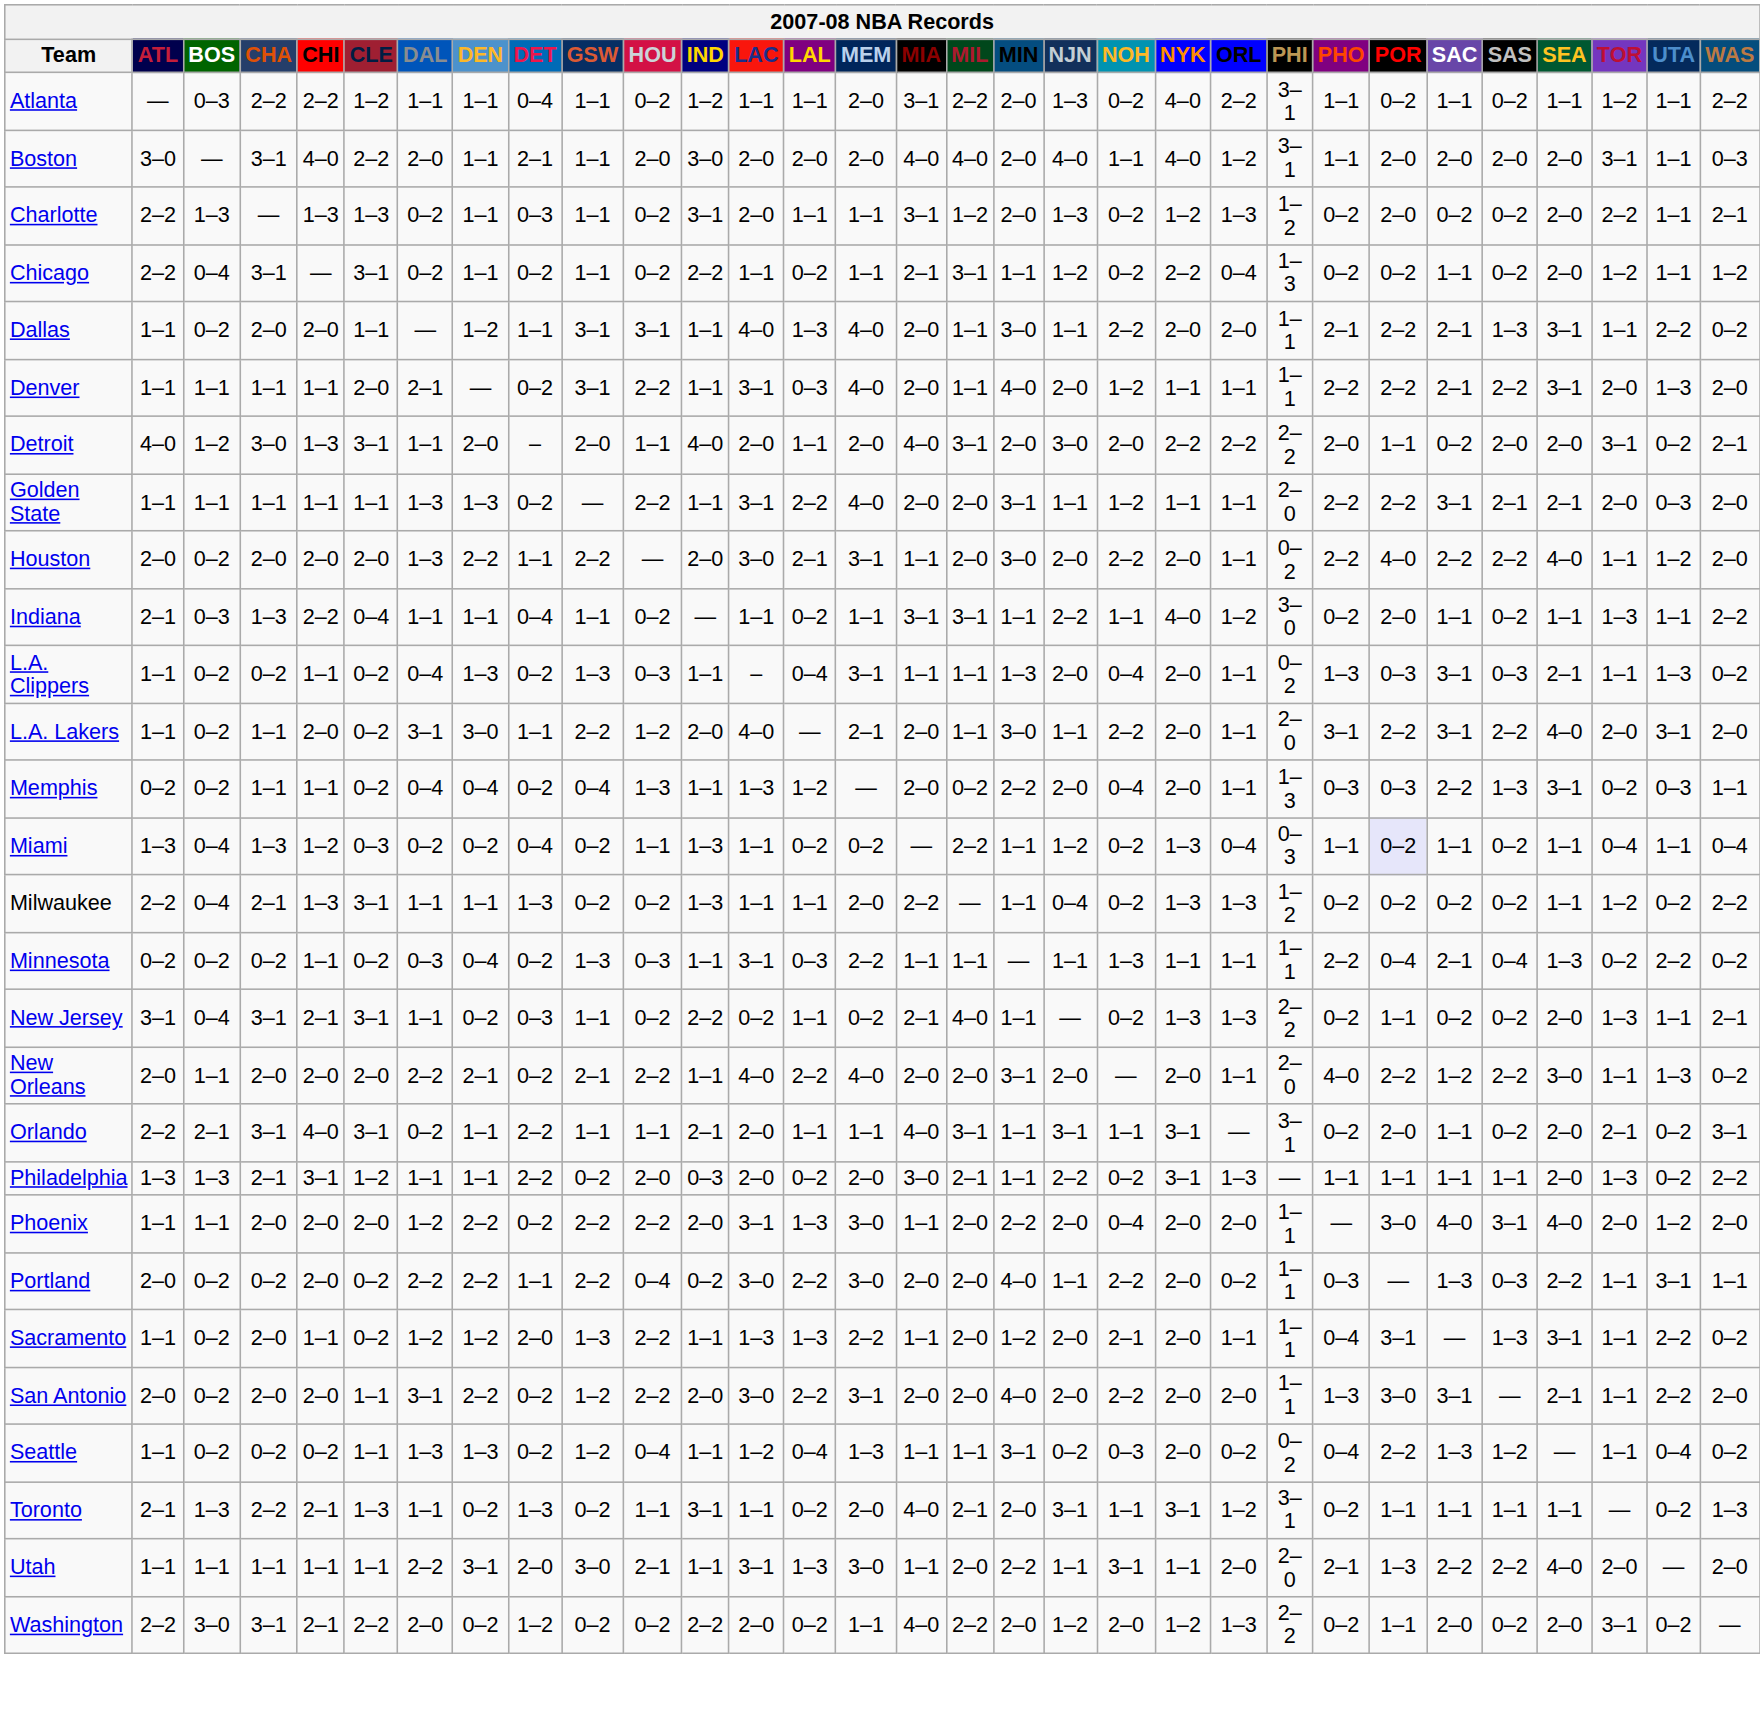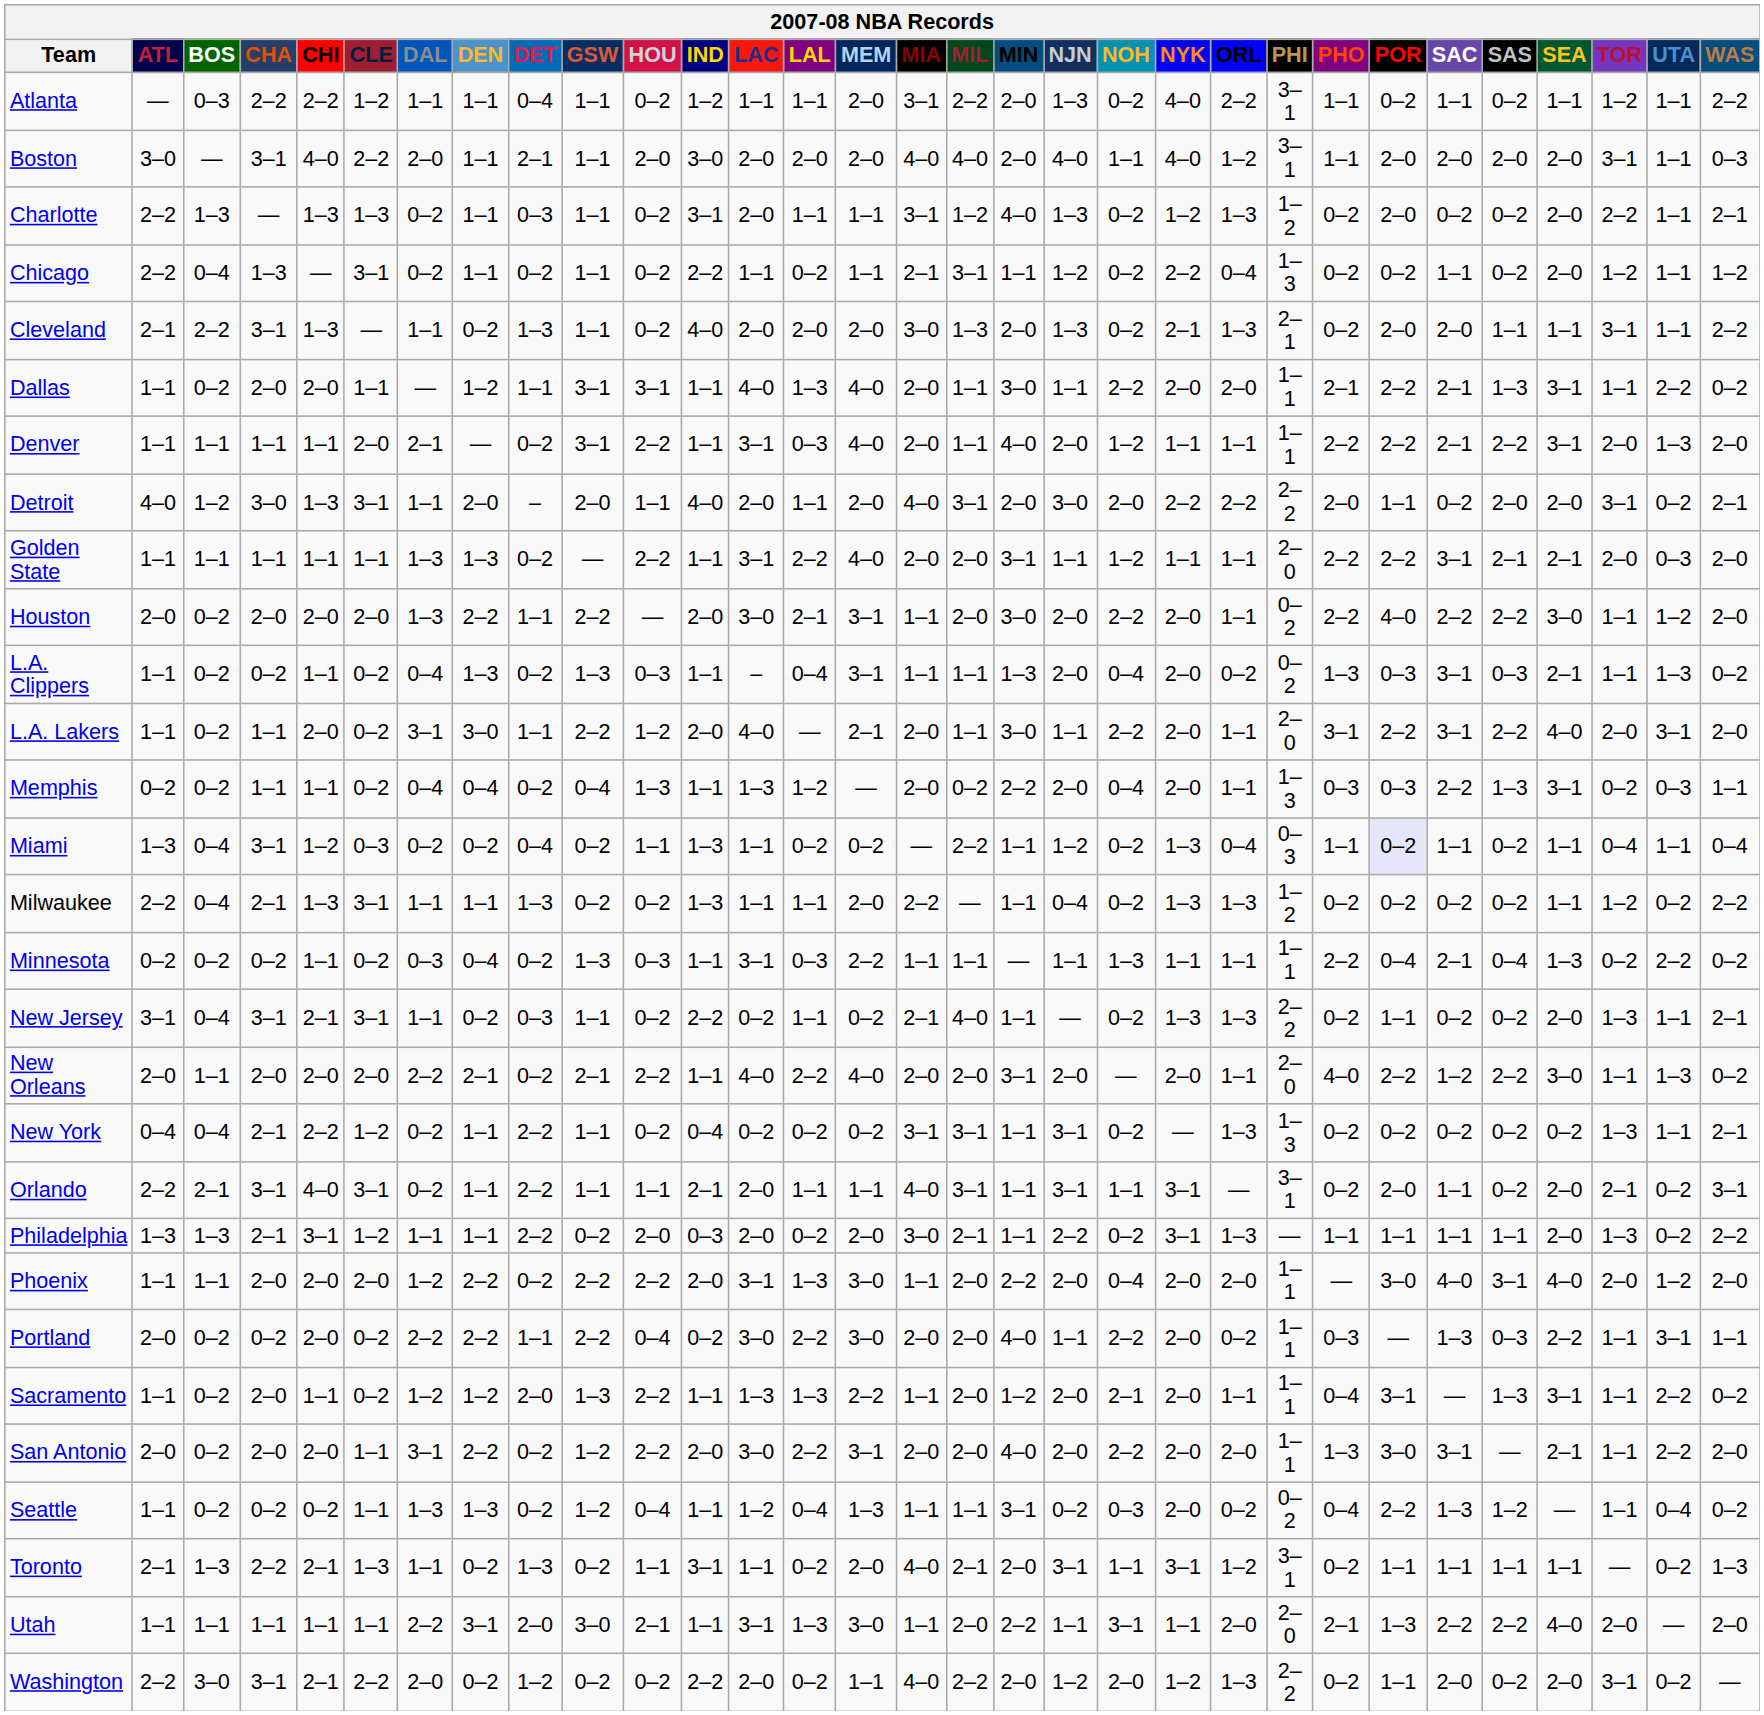(1019, 215) 2–0 -> (1019, 215) 4–0
(269, 273) 3–1 -> (269, 273) 1–3
+ row: (58, 330)
(1564, 559) 4–0 -> (1564, 616) 3–0
- row: (45, 616)
(1239, 674) 1–1 -> (1239, 674) 0–2
(269, 846) 1–3 -> (269, 846) 3–1
+ row: (55, 1132)
